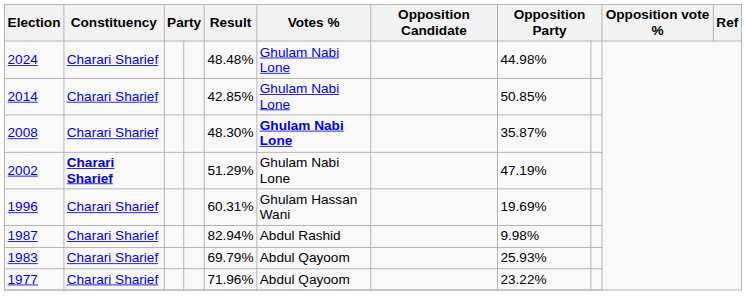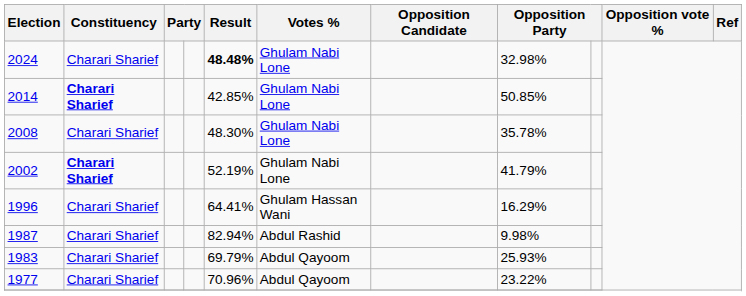(230, 59) normal -> (230, 59) bold
(523, 59) 44.98% -> (523, 59) 32.98%
(112, 96) normal -> (91, 96) bold
(302, 133) bold -> (299, 133) normal
(523, 133) 35.87% -> (523, 133) 35.78%
(230, 170) 51.29% -> (230, 170) 52.19%
(523, 170) 47.19% -> (523, 170) 41.79%
(230, 207) 60.31% -> (230, 207) 64.41%
(523, 207) 19.69% -> (523, 207) 16.29%
(230, 279) 71.96% -> (230, 279) 70.96%
